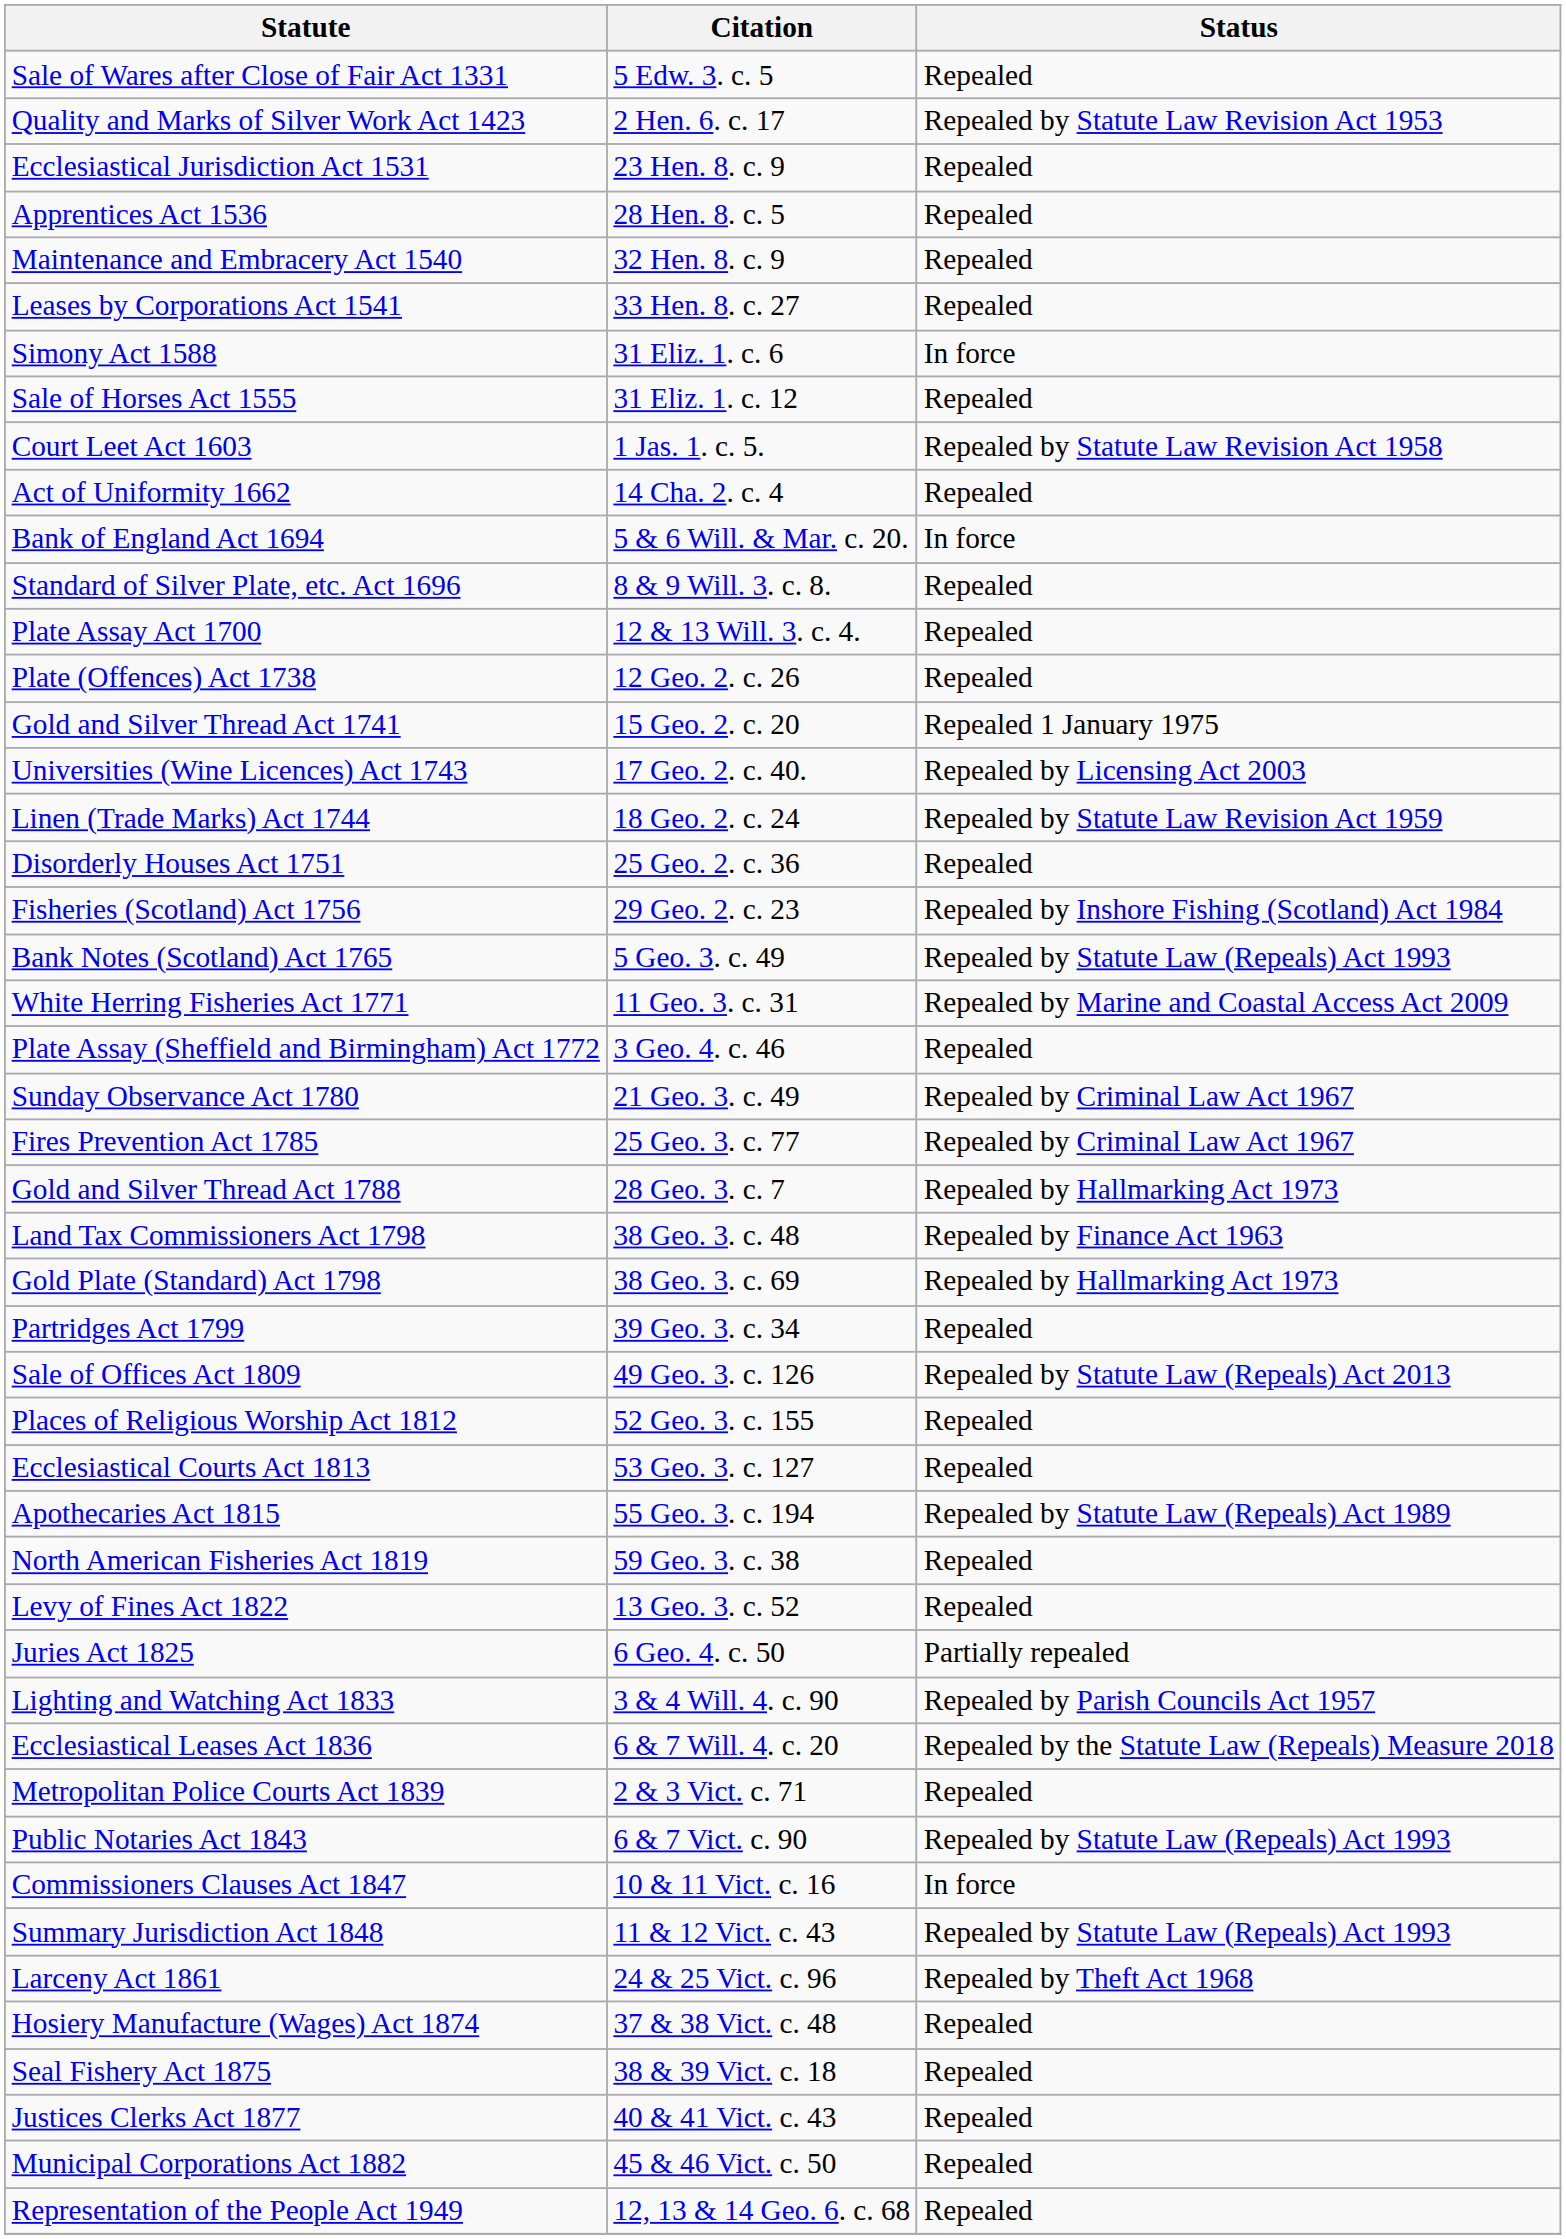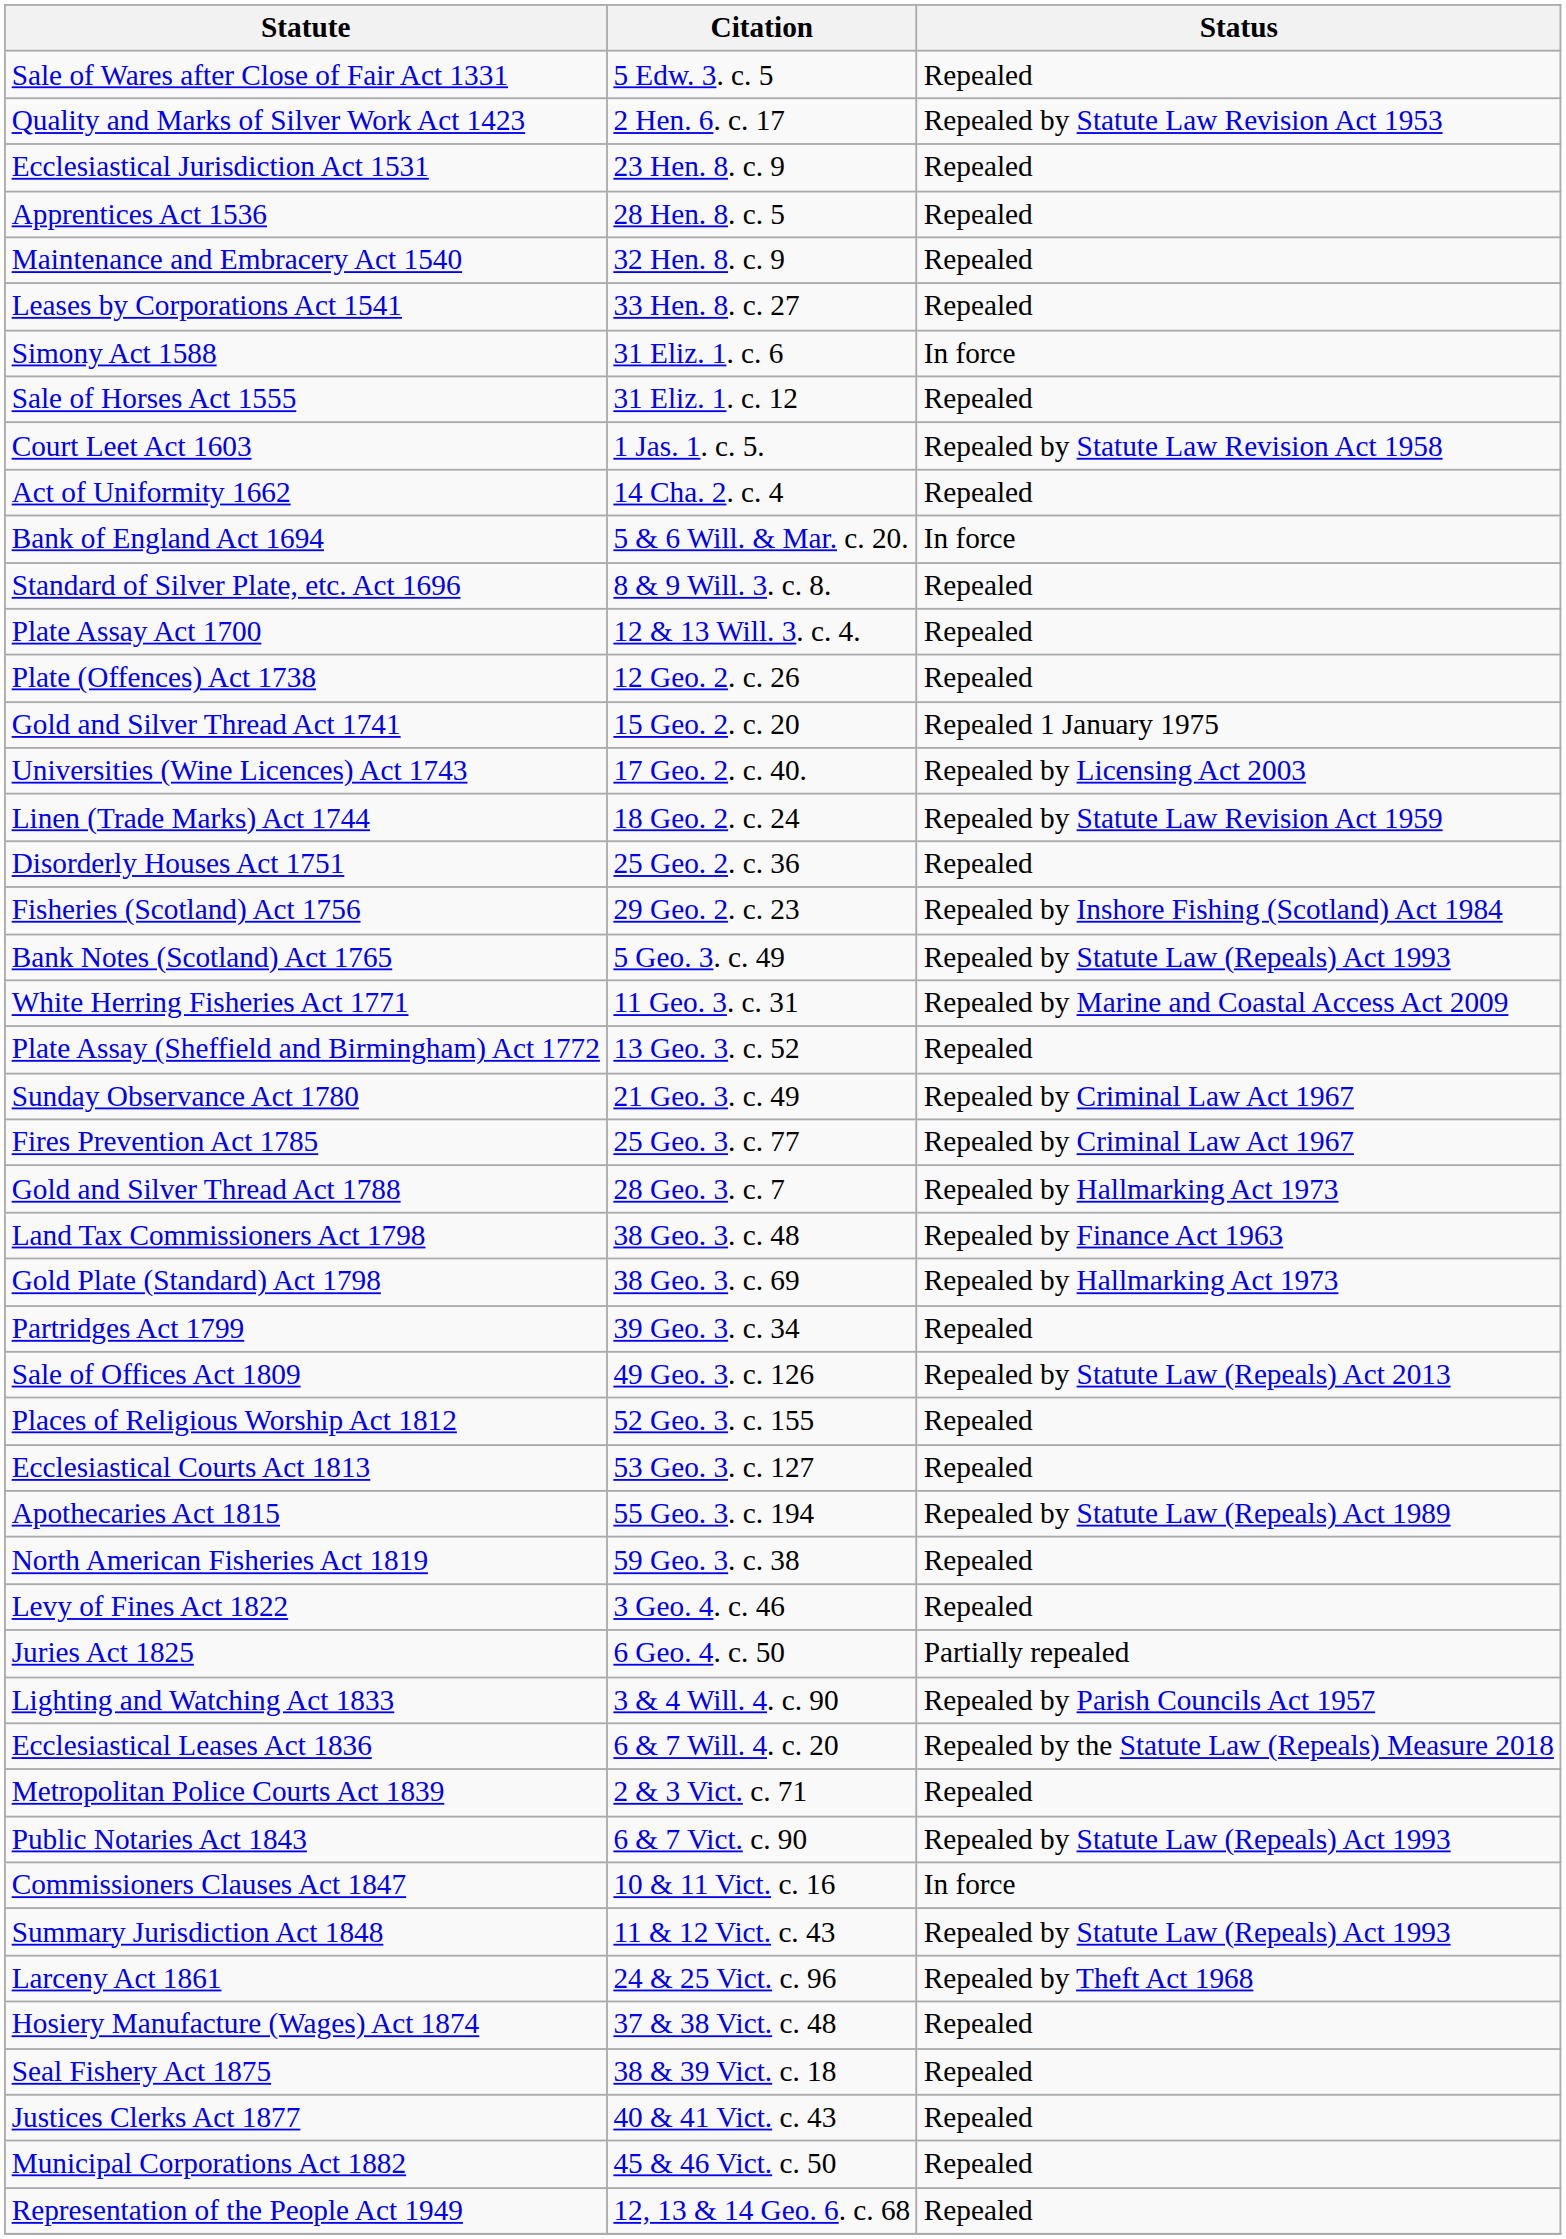(699, 1049) 3 Geo. 4. c. 46 -> (707, 1049) 13 Geo. 3. c. 52
(707, 1606) 13 Geo. 3. c. 52 -> (699, 1606) 3 Geo. 4. c. 46
